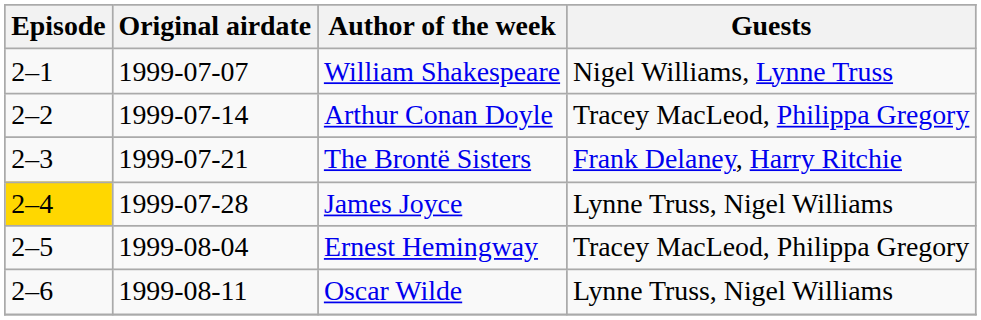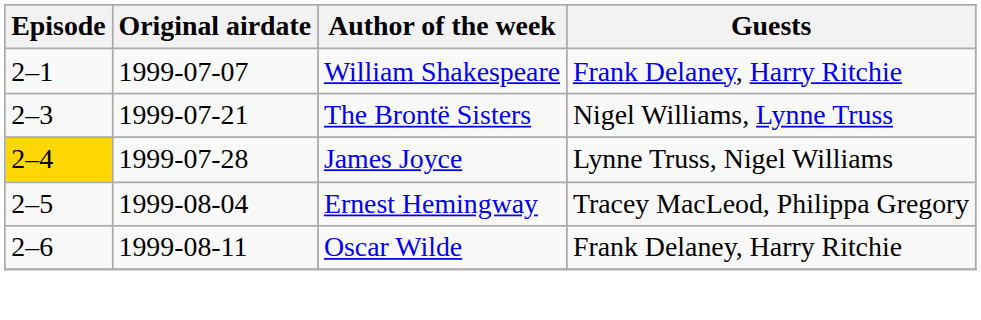(733, 70) Nigel Williams, Lynne Truss -> (737, 70) Frank Delaney, Harry Ritchie
- row: (438, 114)
(737, 159) Frank Delaney, Harry Ritchie -> (733, 114) Nigel Williams, Lynne Truss
(733, 291) Lynne Truss, Nigel Williams -> (737, 247) Frank Delaney, Harry Ritchie
